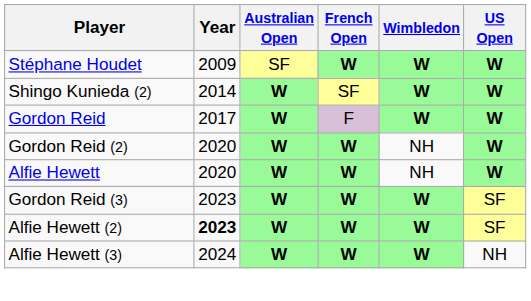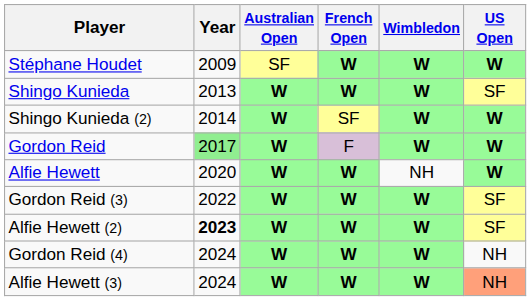+ row: (69, 91)
(217, 118) no background -> (217, 145) lightgreen background
- row: (68, 145)
(217, 200) 2023 -> (217, 200) 2022
+ row: (68, 254)
(495, 254) no background -> (495, 281) lightsalmon background
